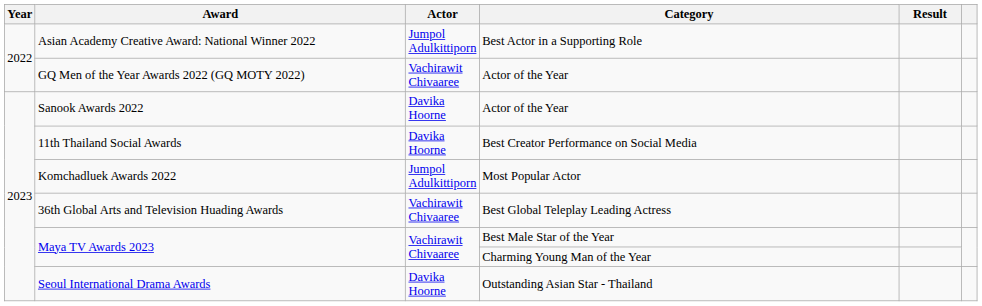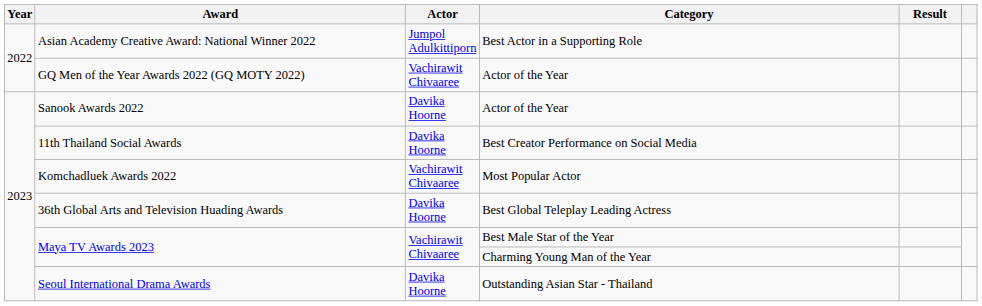(442, 176) Jumpol Adulkittiporn -> (435, 176) Vachirawit Chivaaree
(435, 210) Vachirawit Chivaaree -> (427, 210) Davika Hoorne
